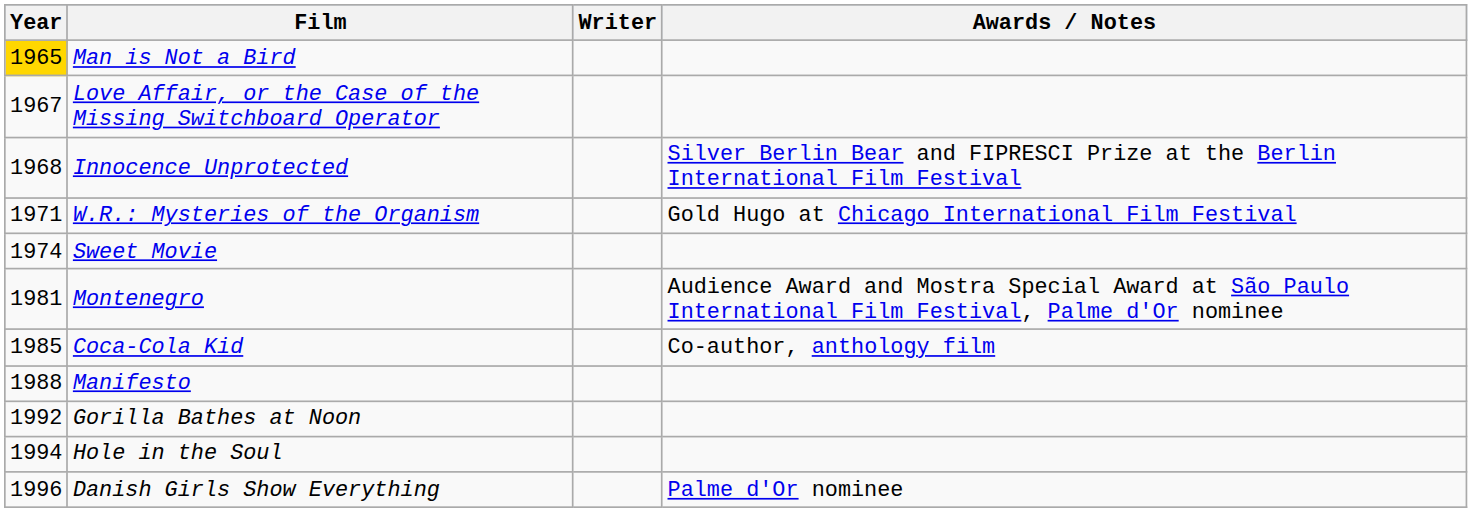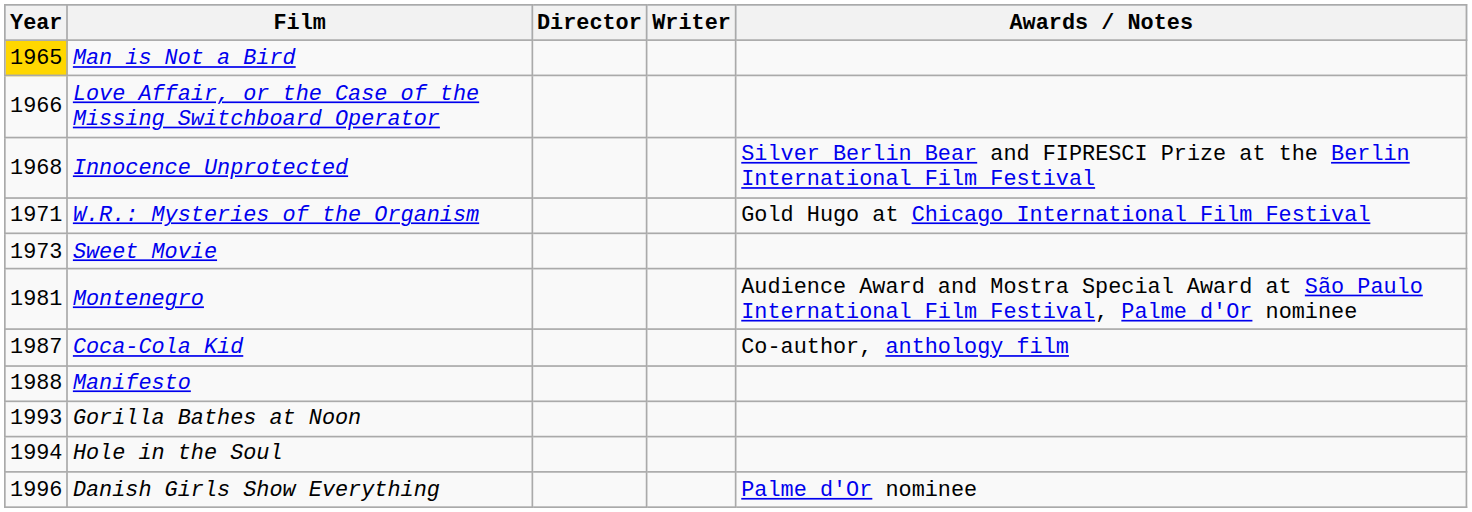+ column: (589, 23)
(36, 106) 1967 -> (36, 106) 1966
(36, 251) 1974 -> (36, 251) 1973
(36, 347) 1985 -> (36, 347) 1987
(36, 419) 1992 -> (36, 419) 1993
